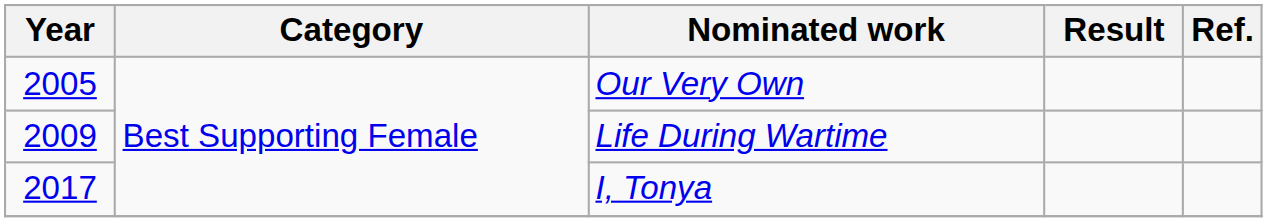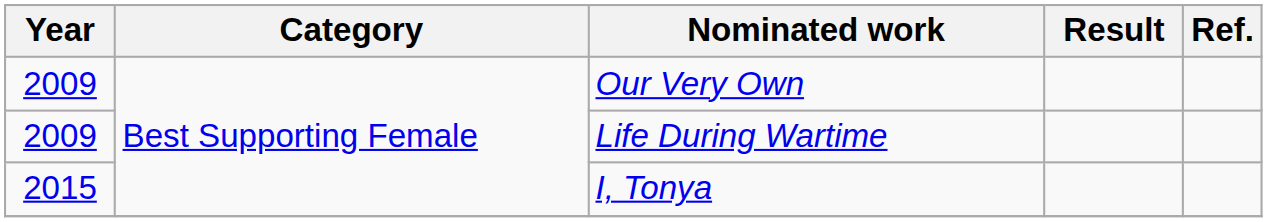(60, 83) 2005 -> (60, 83) 2009
(60, 188) 2017 -> (60, 188) 2015
